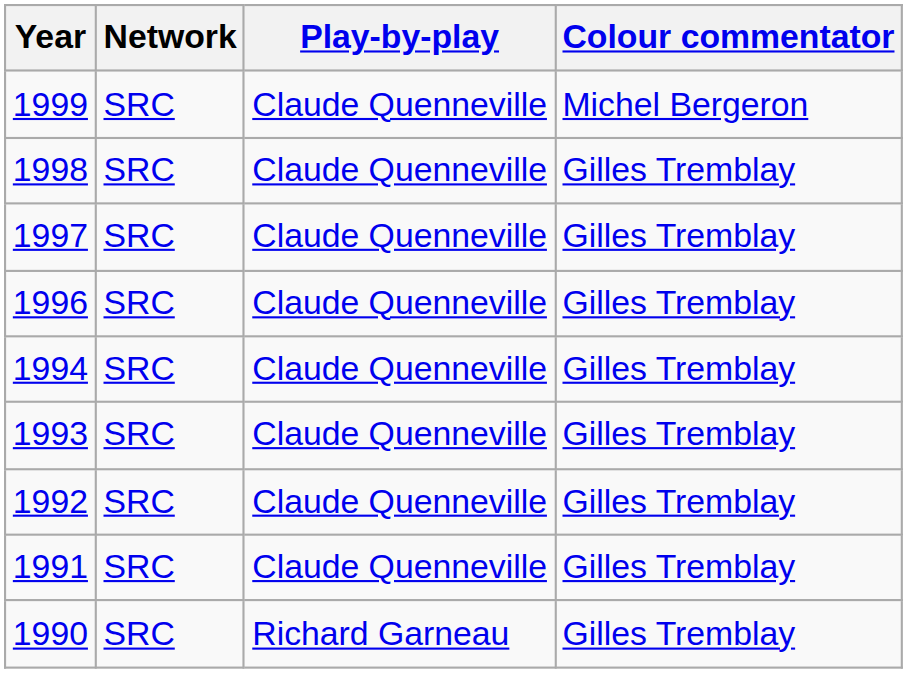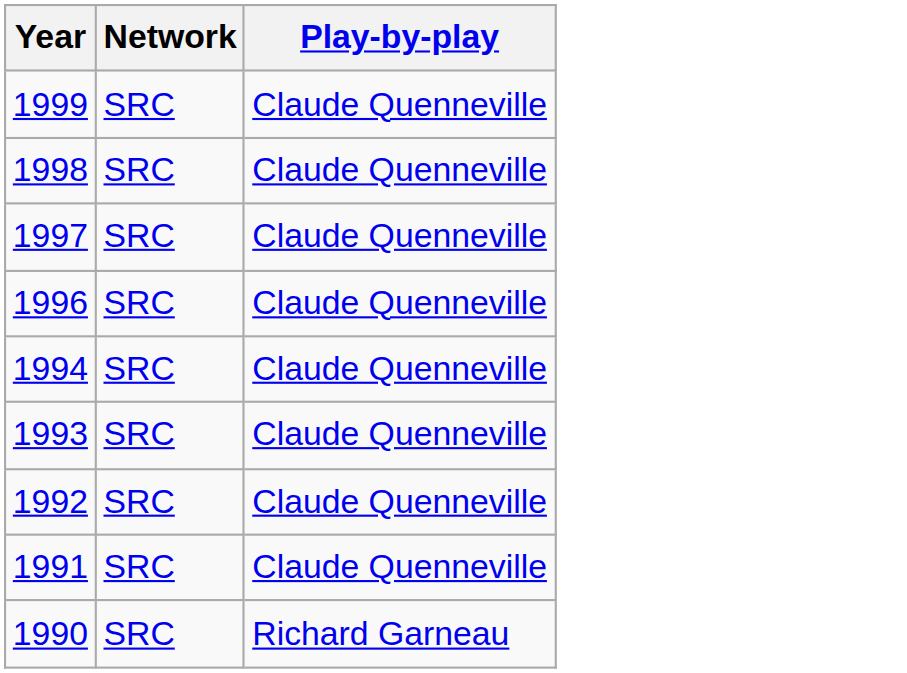- column: (728, 37)
